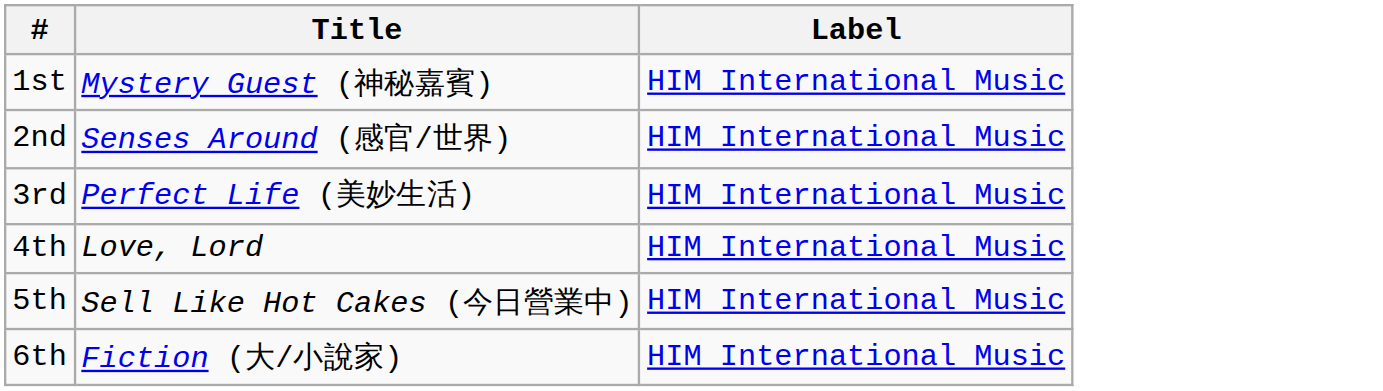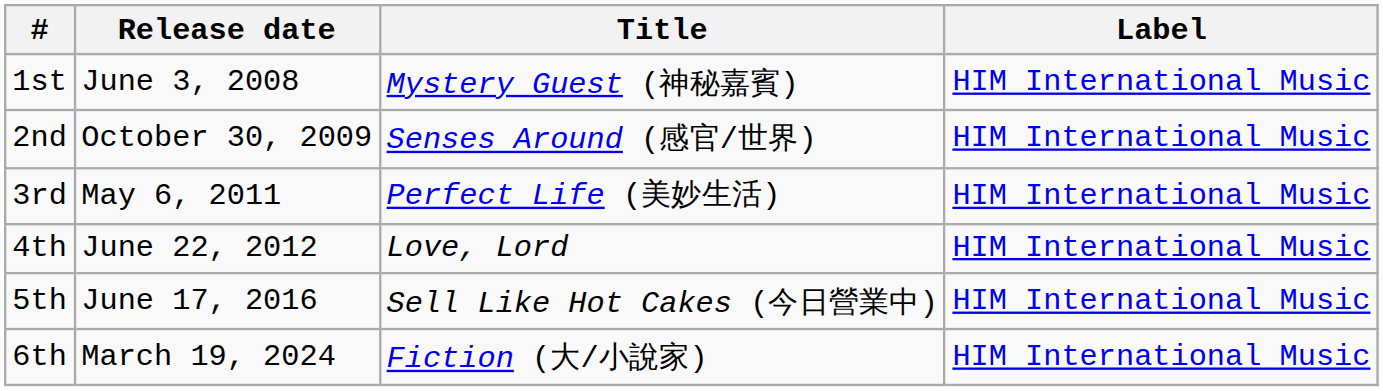+ column: (227, 30)
